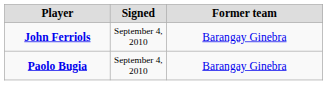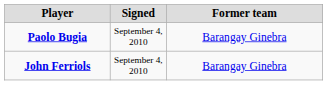rows swapped: (57, 37) <-> (57, 65)
